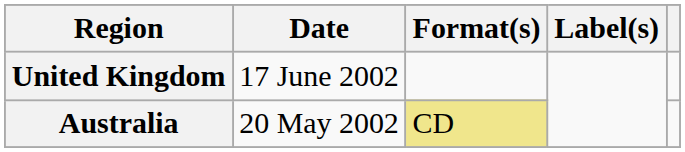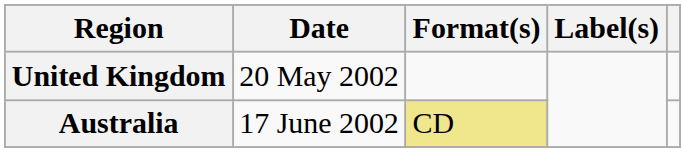(319, 75) 17 June 2002 -> (319, 75) 20 May 2002
(319, 123) 20 May 2002 -> (319, 123) 17 June 2002
